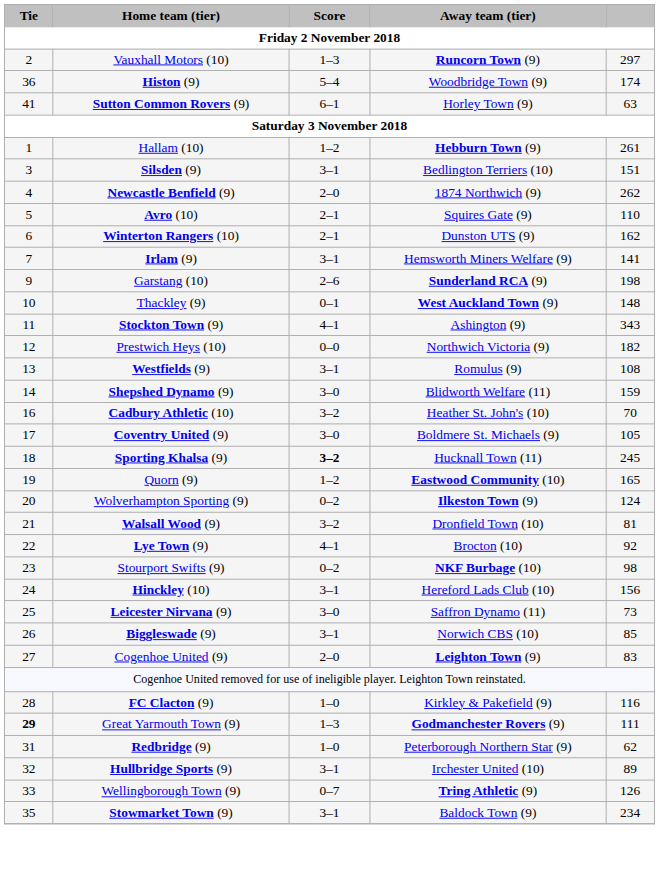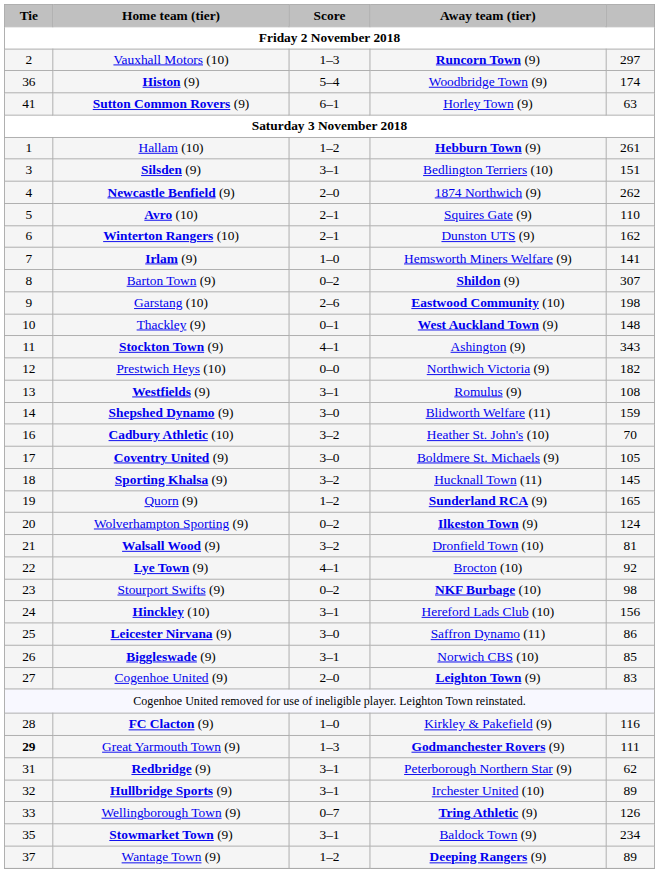(329, 258) 3–1 -> (329, 258) 1–0
+ row: (171, 280)
(488, 280) Sunderland RCA (9) -> (488, 303) Eastwood Community (10)
(329, 457) bold -> (329, 479) normal
(630, 457) 245 -> (630, 479) 145
(488, 479) Eastwood Community (10) -> (488, 501) Sunderland RCA (9)
(630, 612) 73 -> (630, 634) 86
(329, 747) 1–0 -> (329, 769) 3–1
+ row: (171, 857)
